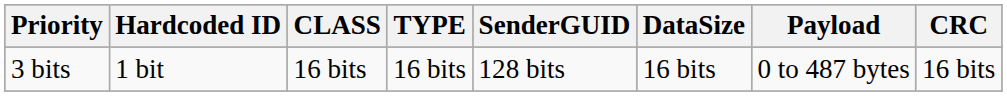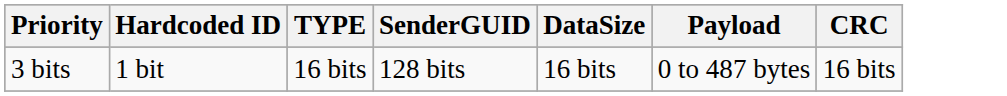- column: (337, 25)
